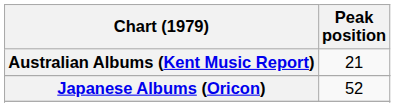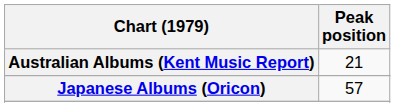(354, 88) 52 -> (354, 88) 57
